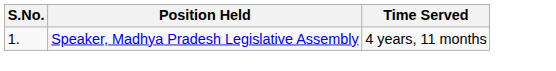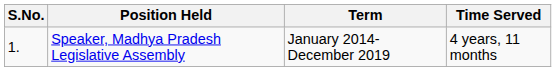+ column: (365, 15)
